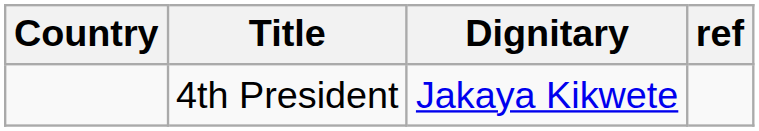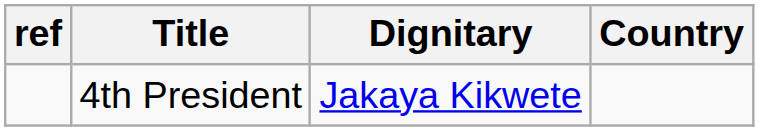columns swapped: (86, 34) <-> (720, 34)
